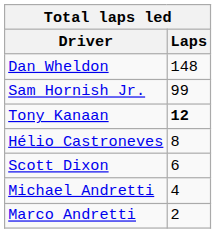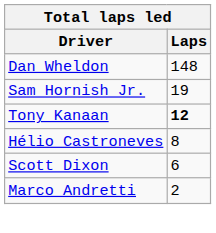(180, 91) 99 -> (180, 91) 19
- row: (81, 191)
